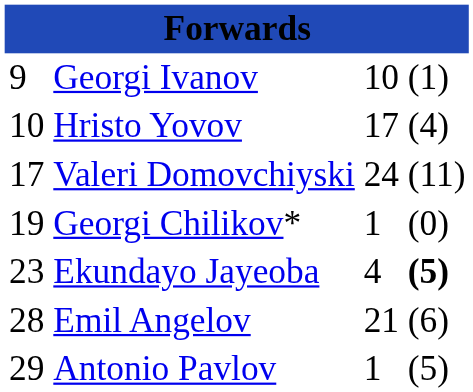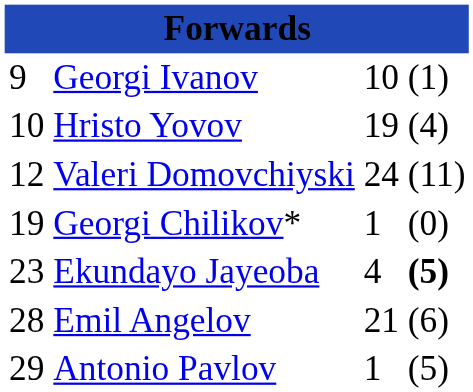(381, 125) 17 -> (381, 125) 19
(27, 174) 17 -> (27, 174) 12
